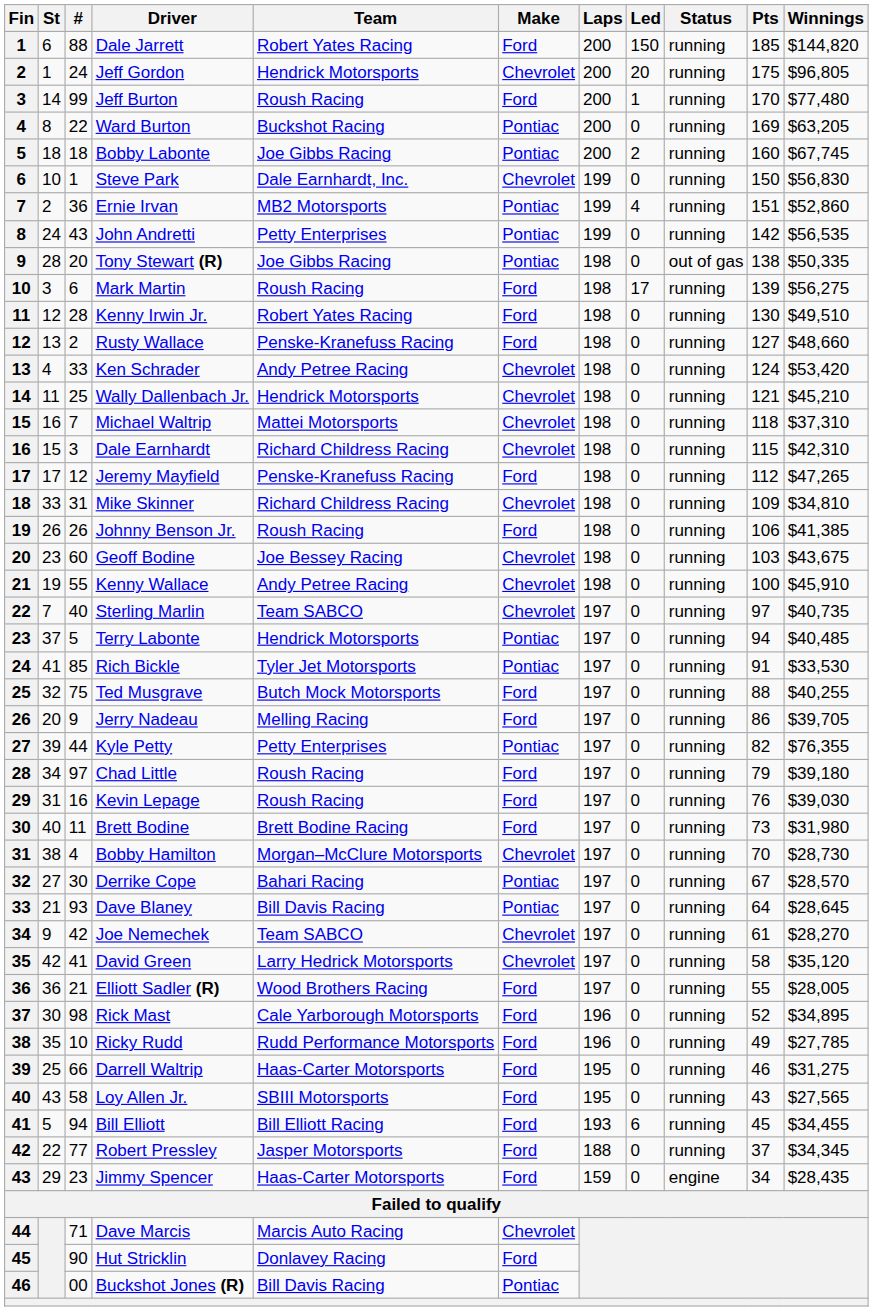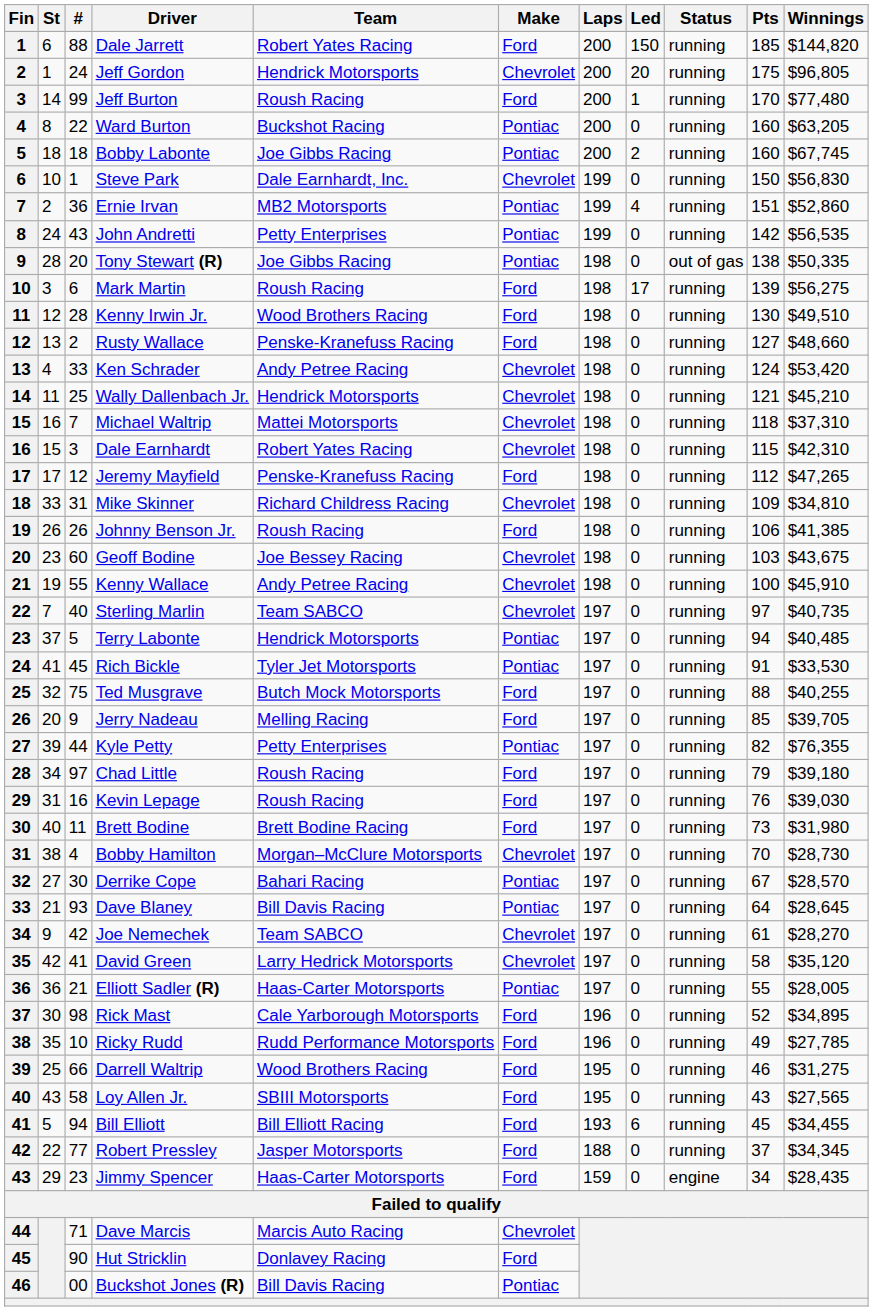(766, 126) 169 -> (766, 126) 160
(335, 315) Robert Yates Racing -> (342, 315) Wood Brothers Racing
(353, 449) Richard Childress Racing -> (335, 449) Robert Yates Racing
(78, 665) 85 -> (78, 665) 45
(761, 719) 86 -> (761, 719) 85
(342, 988) Wood Brothers Racing -> (351, 988) Haas-Carter Motorsports
(520, 988) Ford -> (531, 988) Pontiac
(351, 1069) Haas-Carter Motorsports -> (342, 1069) Wood Brothers Racing
